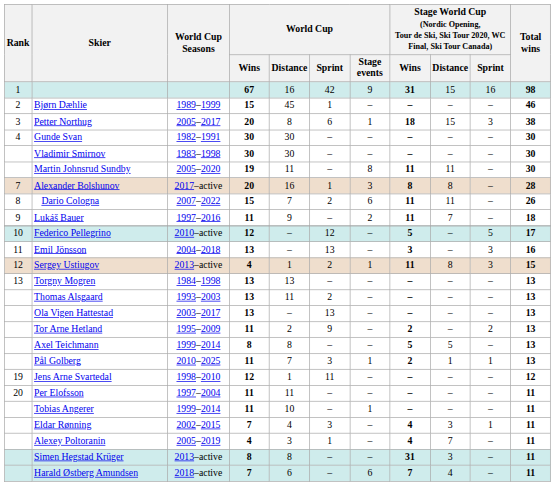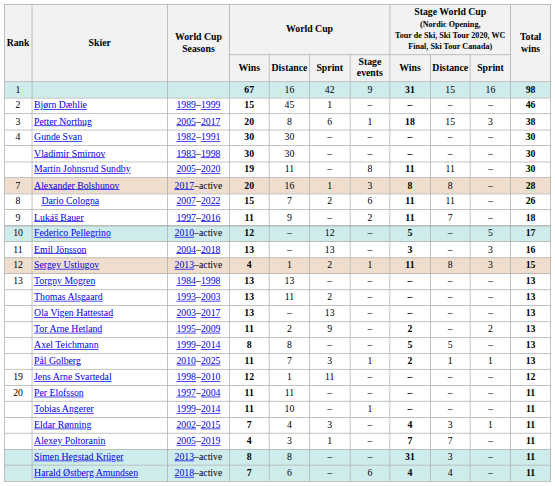(410, 441) 4 -> (410, 441) 7
(410, 473) 7 -> (410, 473) 4
